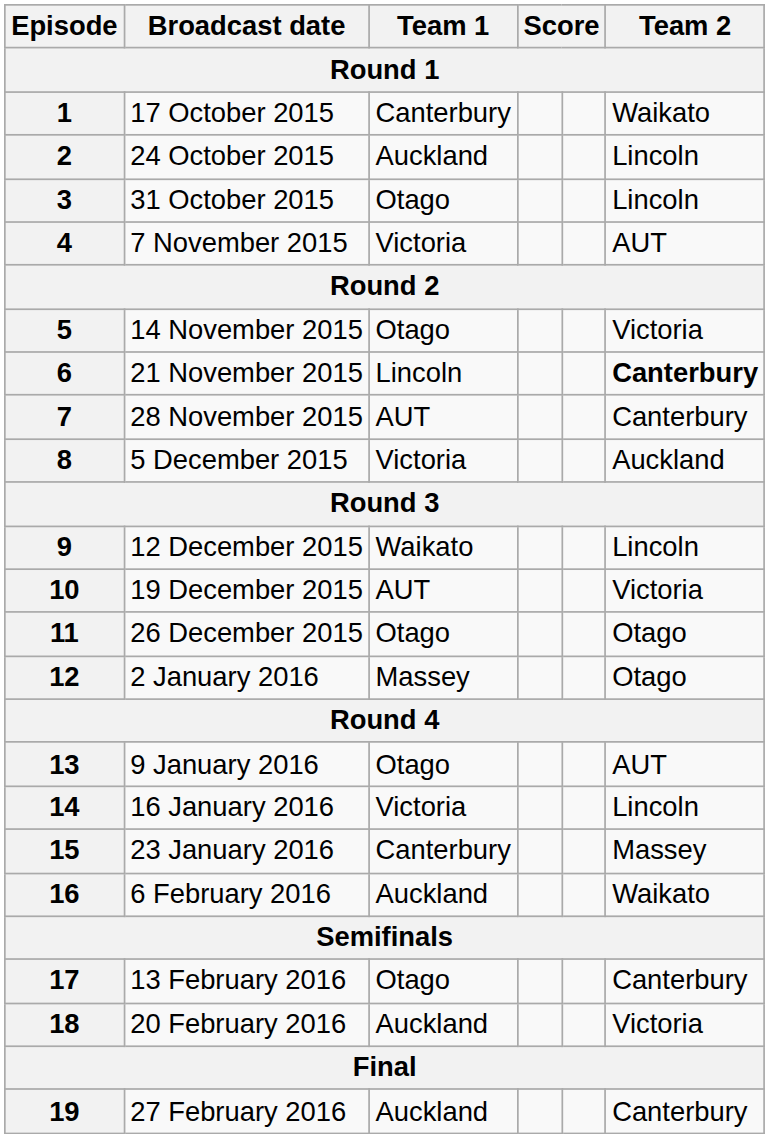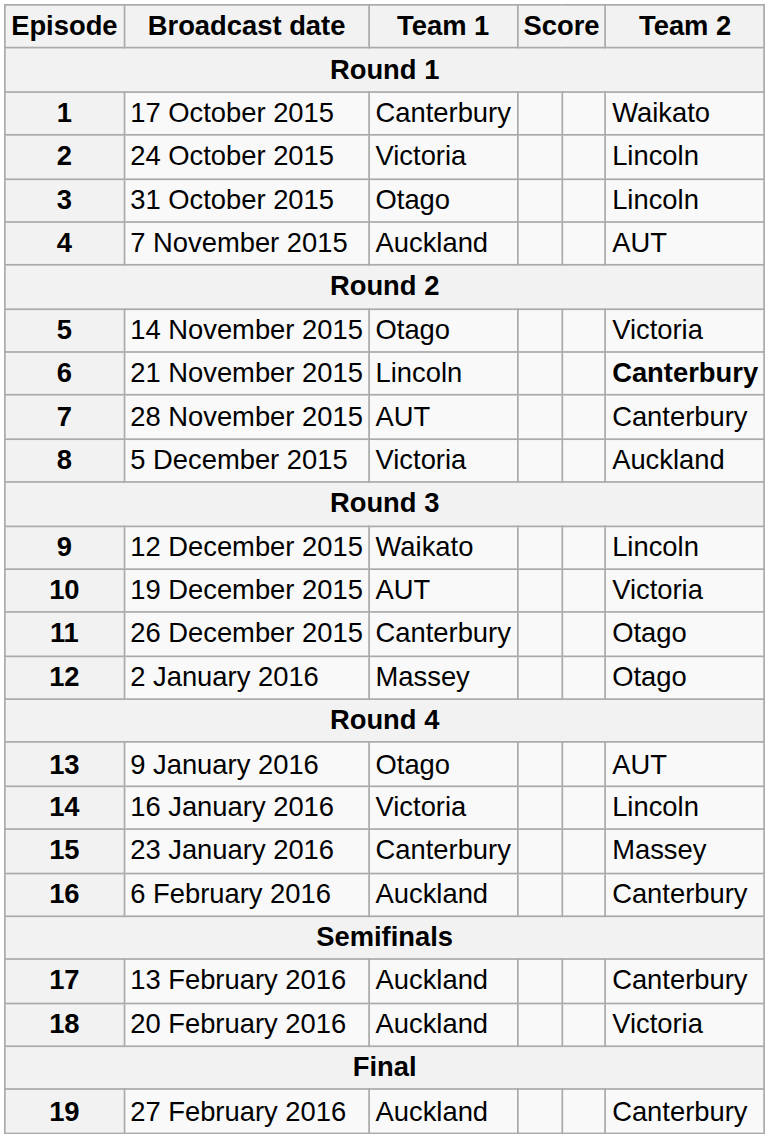(432, 156) Auckland -> (421, 156) Victoria
(421, 243) Victoria -> (432, 243) Auckland
(413, 633) Otago -> (443, 633) Canterbury
(661, 894) Waikato -> (680, 894) Canterbury
(413, 980) Otago -> (432, 980) Auckland
